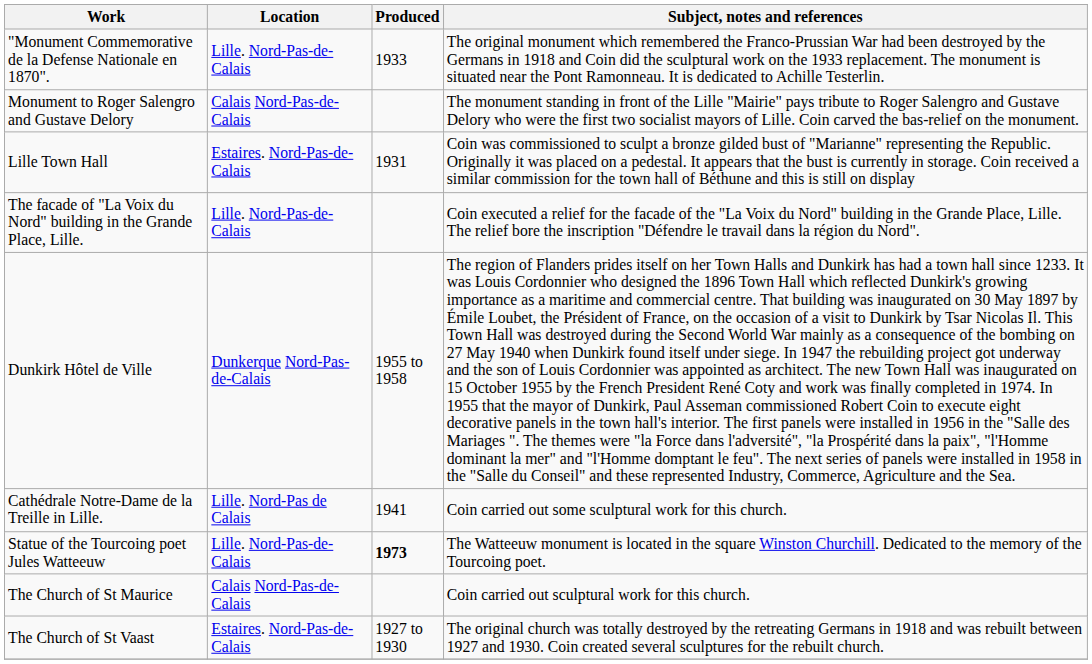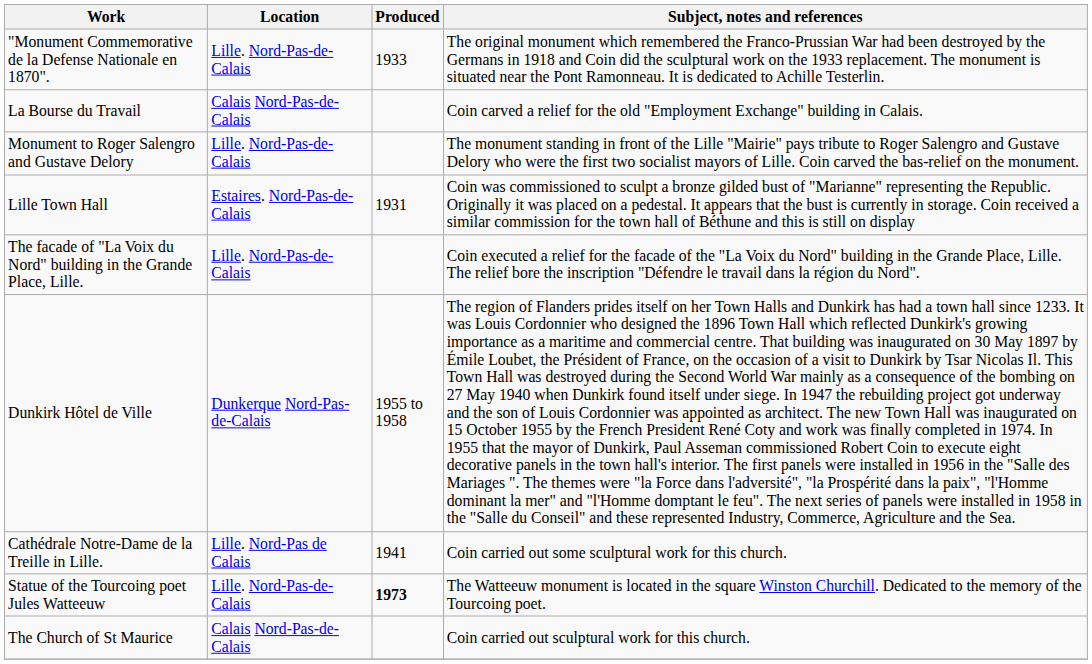+ row: (75, 110)
(275, 110) Calais Nord-Pas-de-Calais -> (272, 153) Lille. Nord-Pas-de-Calais
- row: (81, 637)
